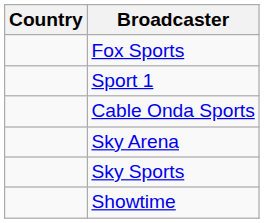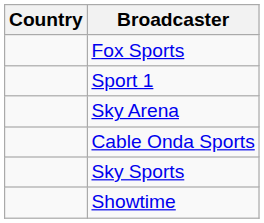rows swapped: (135, 141) <-> (173, 111)
